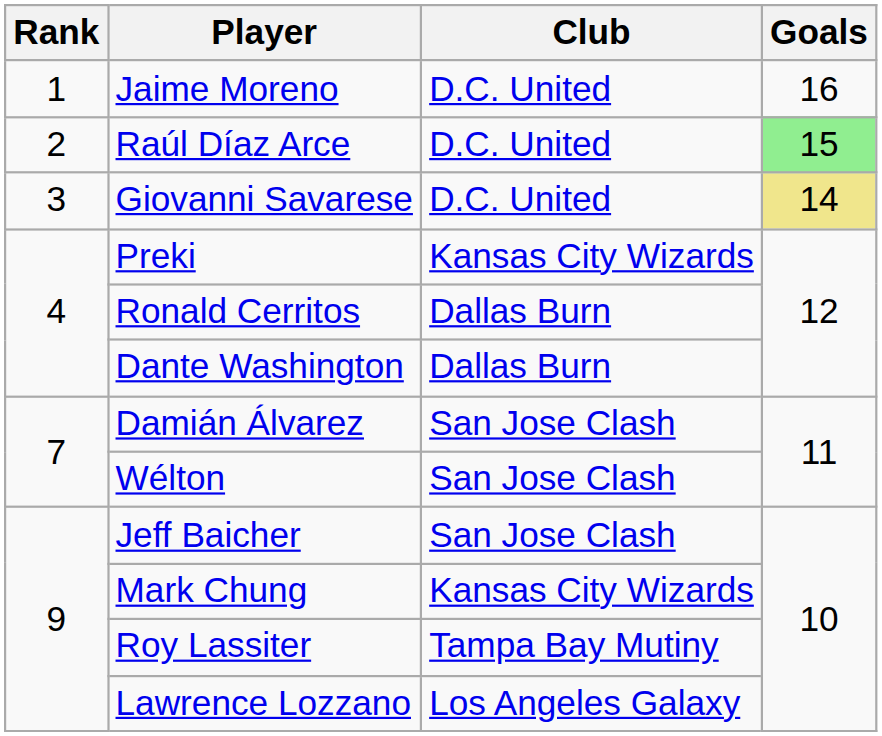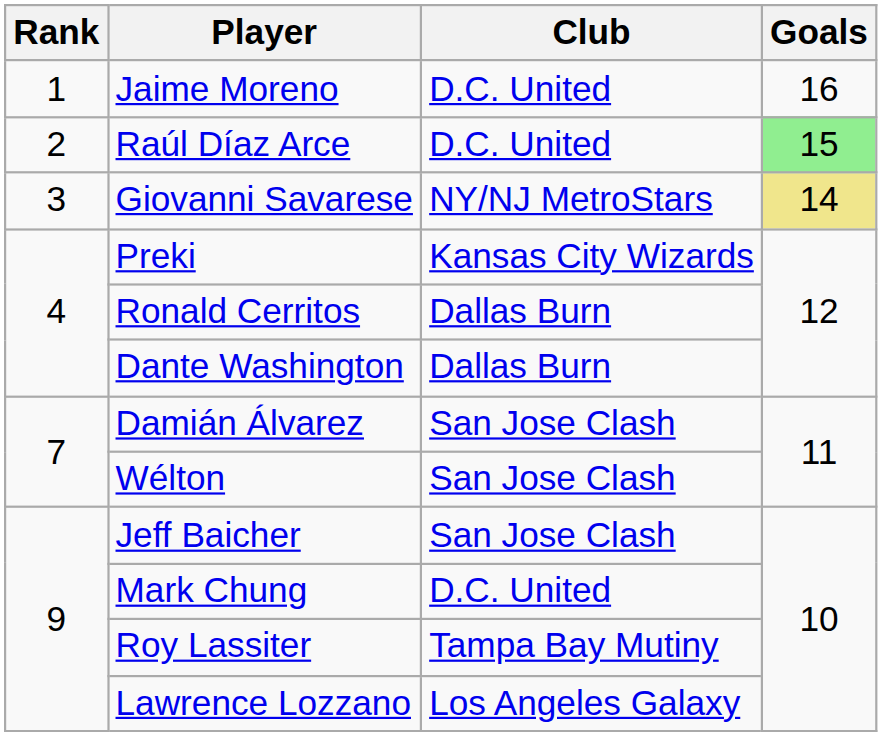(520, 199) D.C. United -> (571, 199) NY/NJ MetroStars
(592, 590) Kansas City Wizards -> (520, 590) D.C. United
